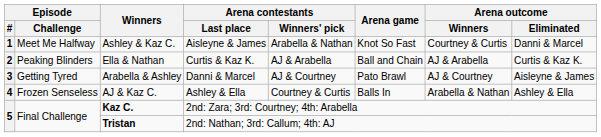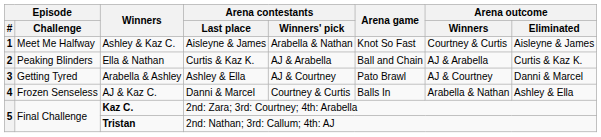(549, 45) Danni & Marcel -> (554, 45) Aisleyne & James
(221, 76) Danni & Marcel -> (216, 76) Ashley & Ella
(554, 76) Aisleyne & James -> (549, 76) Danni & Marcel
(216, 92) Ashley & Ella -> (221, 92) Danni & Marcel
